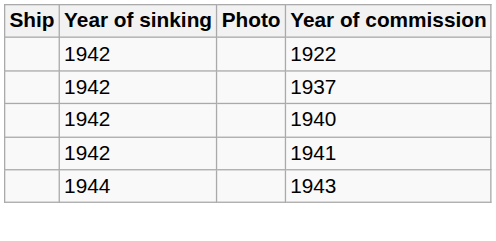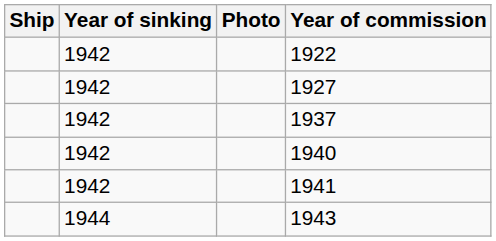+ row: (313, 86)
